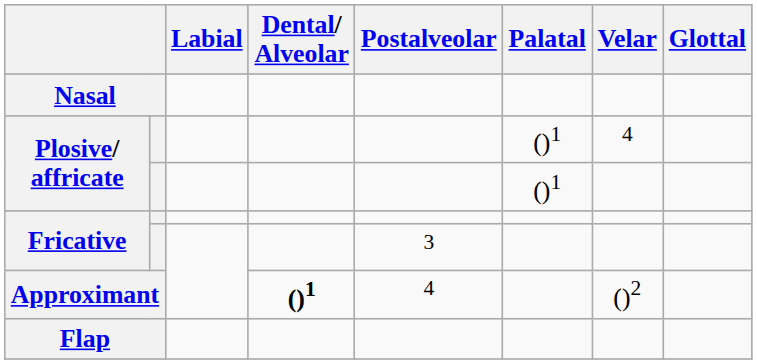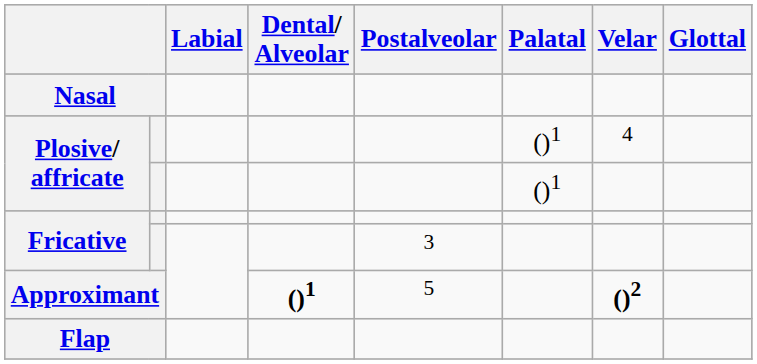(429, 289) 4 -> (429, 289) 5
(627, 294) normal -> (627, 294) bold
